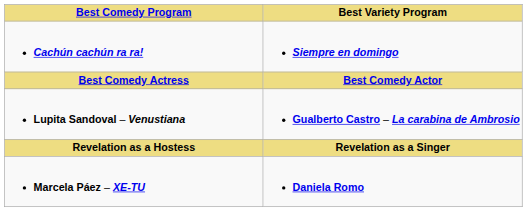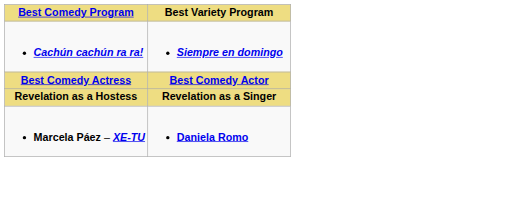- row: (134, 120)
